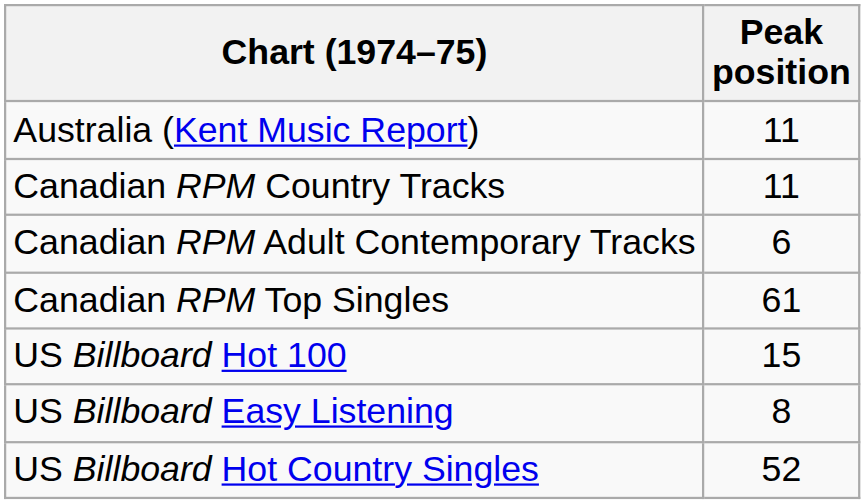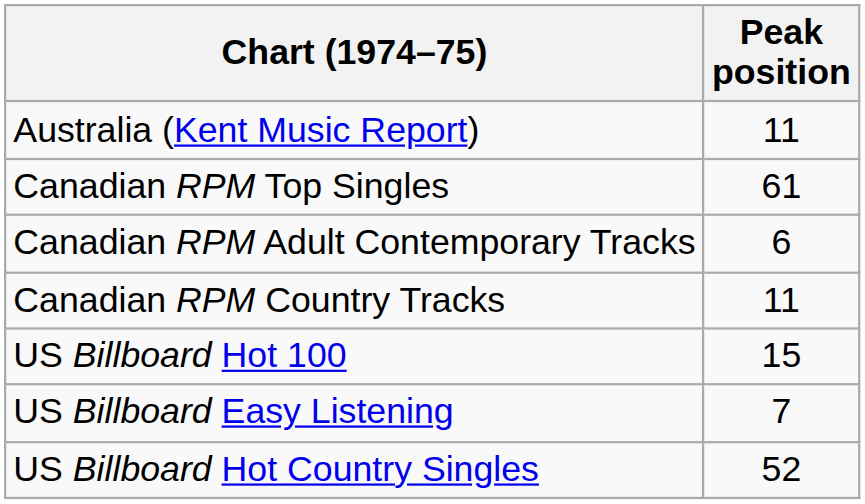rows swapped: (231, 299) <-> (259, 186)
(781, 412) 8 -> (781, 412) 7
